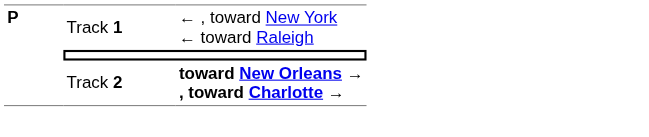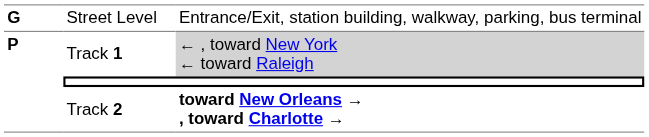+ row: (112, 18)
(258, 27) no background -> (258, 54) lightgrey background
